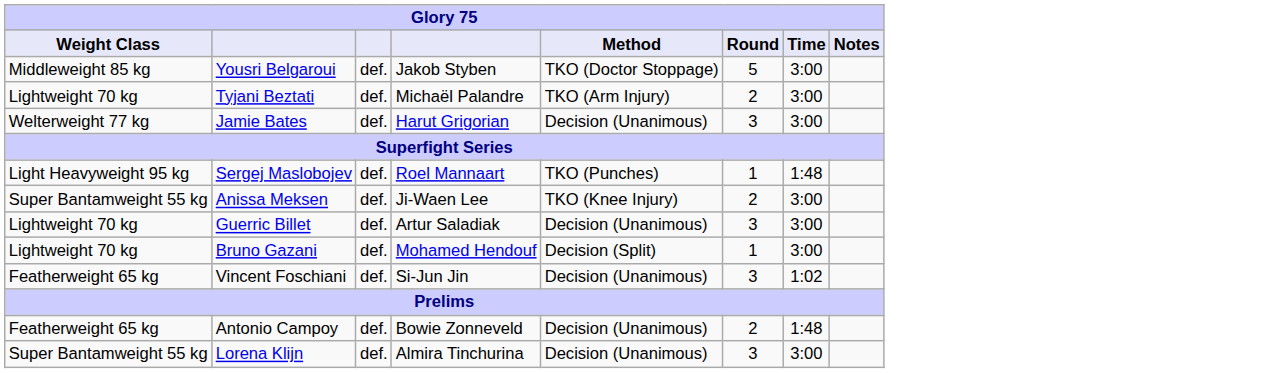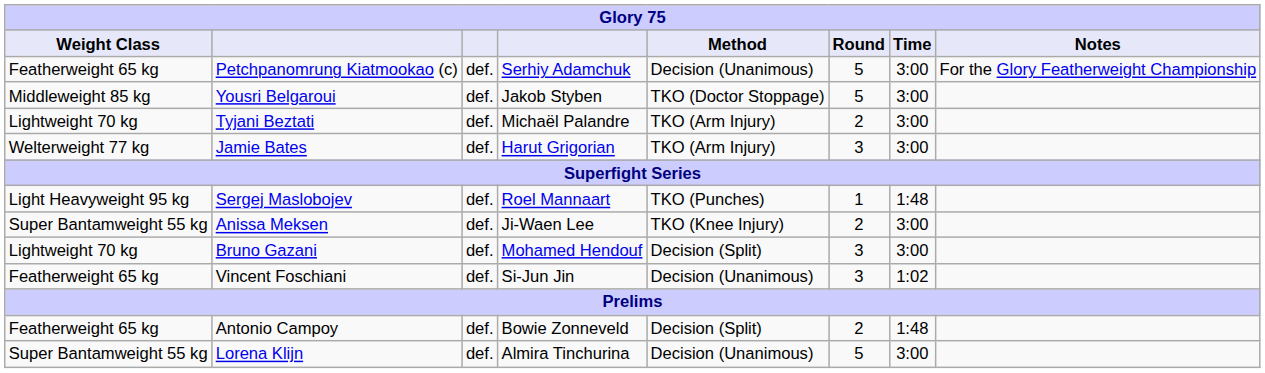+ row: (337, 70)
(626, 121) Decision (Unanimous) -> (713, 147) TKO (Arm Injury)
- row: (263, 225)
(753, 251) 1 -> (859, 251) 3
(626, 328) Decision (Unanimous) -> (706, 328) Decision (Split)
(753, 354) 3 -> (859, 354) 5
